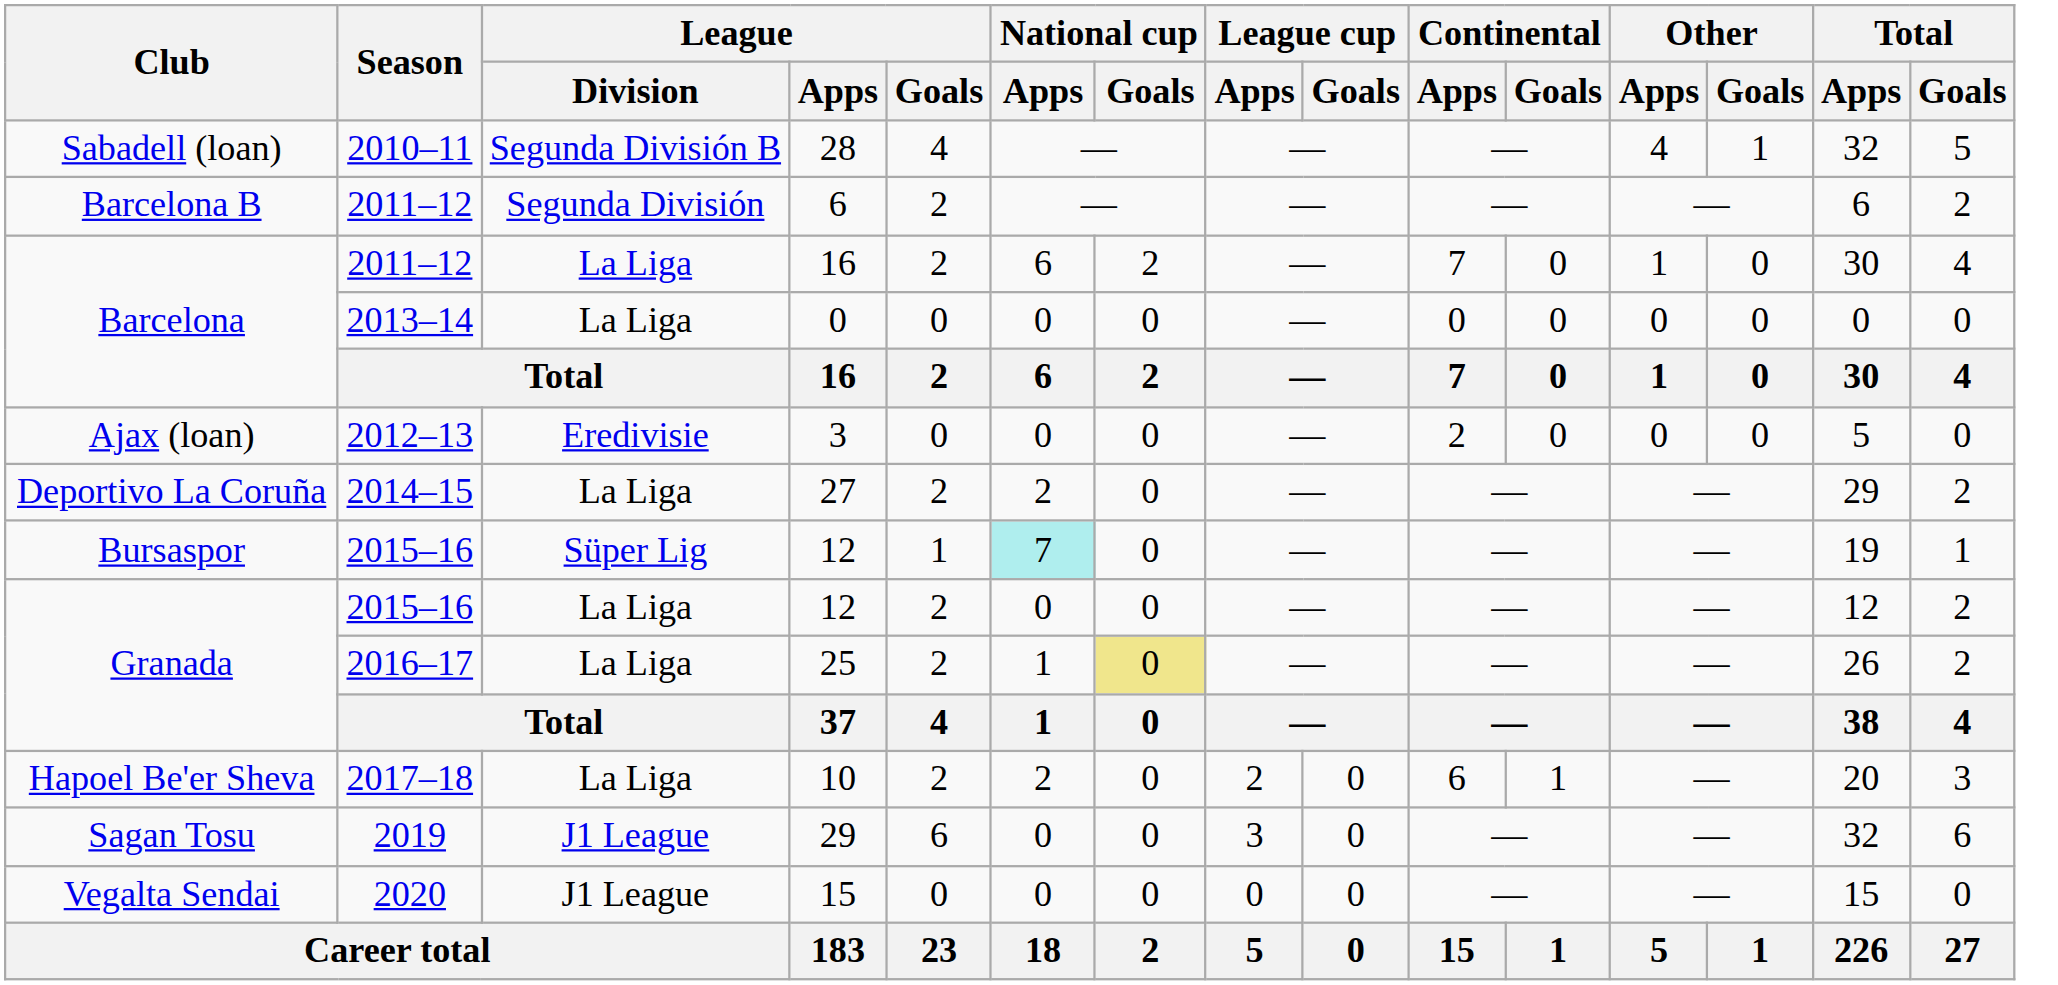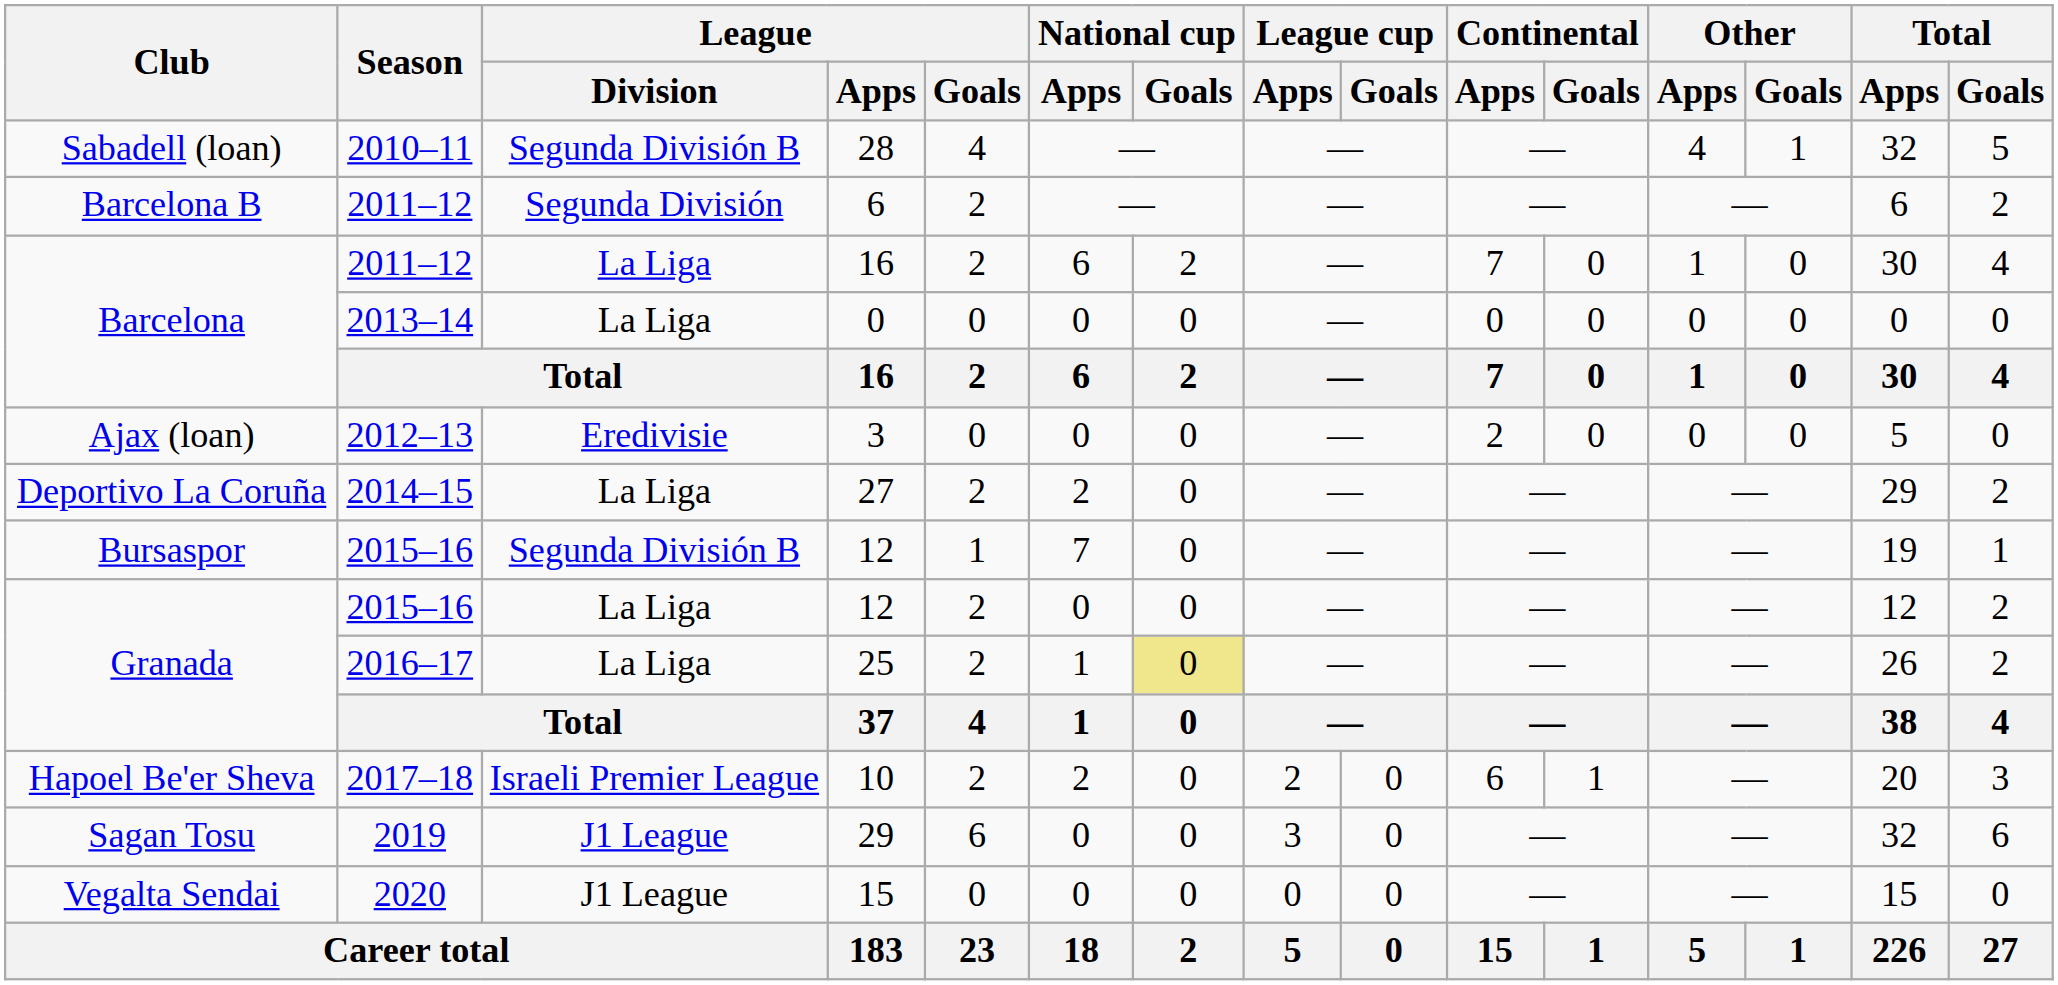(635, 549) Süper Lig -> (654, 549) Segunda División B
(1043, 549) paleturquoise background -> (1081, 549) no background
(635, 778) La Liga -> (654, 778) Israeli Premier League
